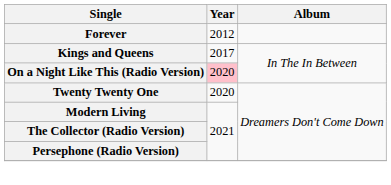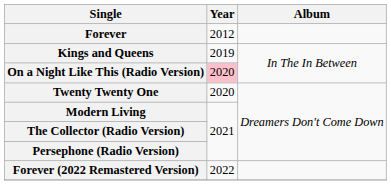(222, 53) 2017 -> (222, 53) 2019
+ row: (106, 170)
